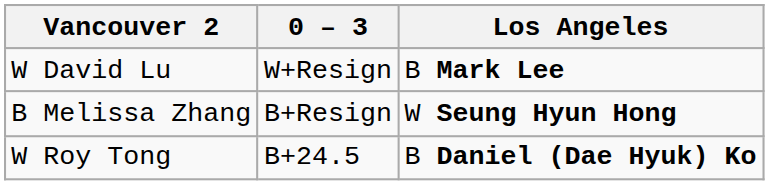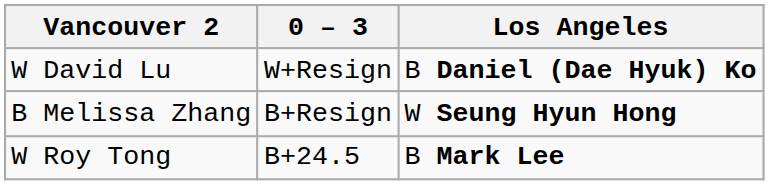(485, 70) B Mark Lee -> (581, 70) B Daniel (Dae Hyuk) Ko
(581, 157) B Daniel (Dae Hyuk) Ko -> (485, 157) B Mark Lee
